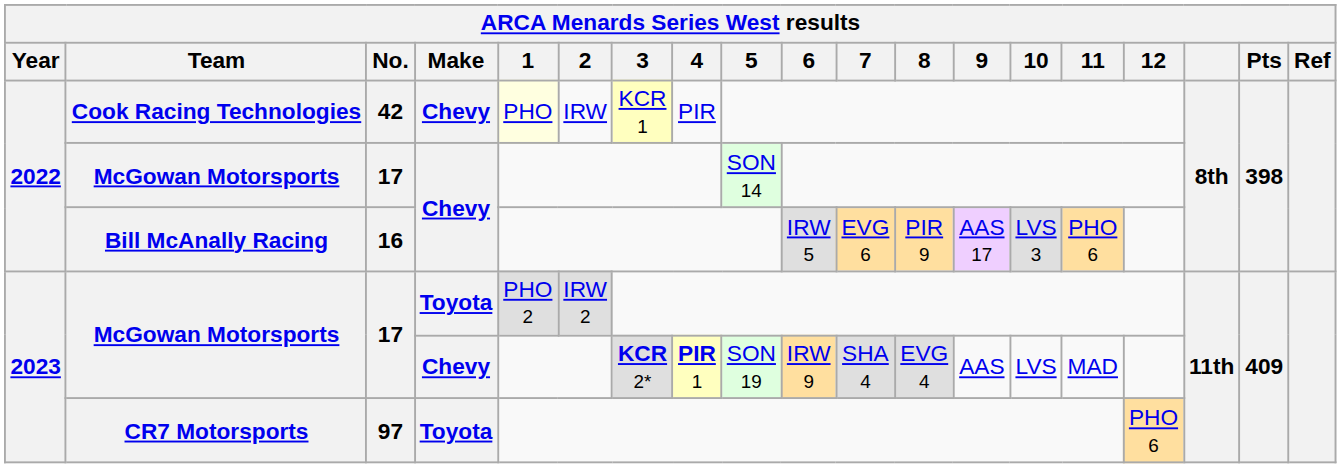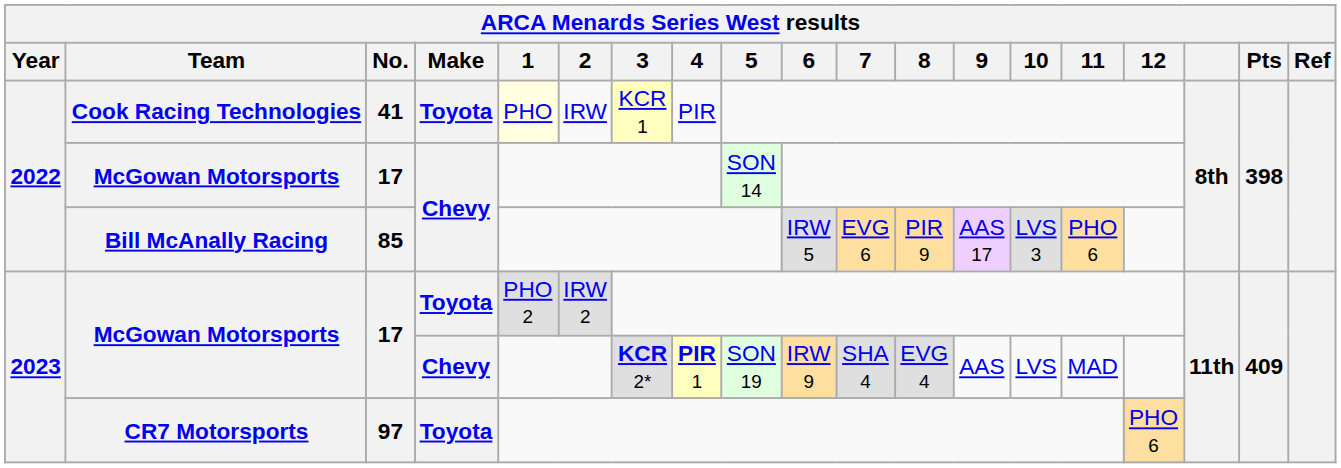(390, 112) 42 -> (390, 112) 41
(456, 112) Chevy -> (456, 112) Toyota
(390, 239) 16 -> (390, 239) 85
